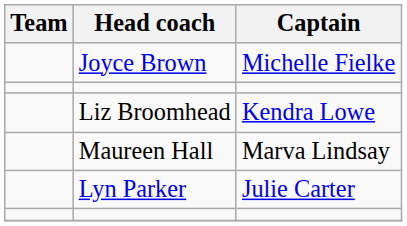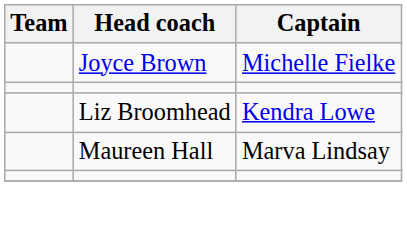- row: (132, 189)
